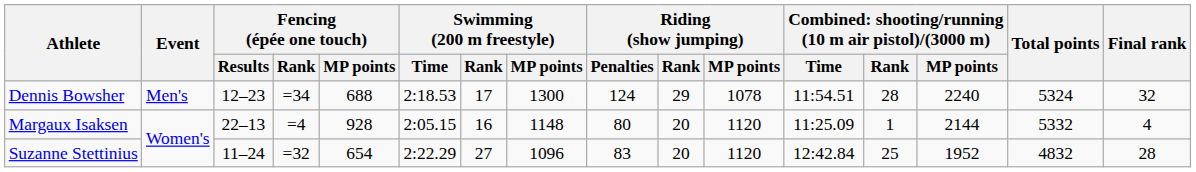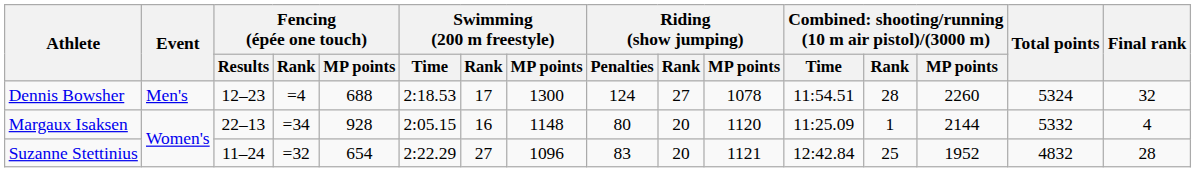(296, 95) =34 -> (296, 95) =4
(681, 95) 29 -> (681, 95) 27
(962, 95) 2240 -> (962, 95) 2260
(296, 124) =4 -> (296, 124) =34
(744, 153) 1120 -> (744, 153) 1121
